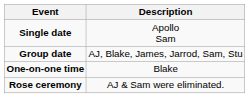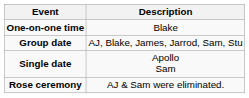rows swapped: (45, 33) <-> (45, 69)
